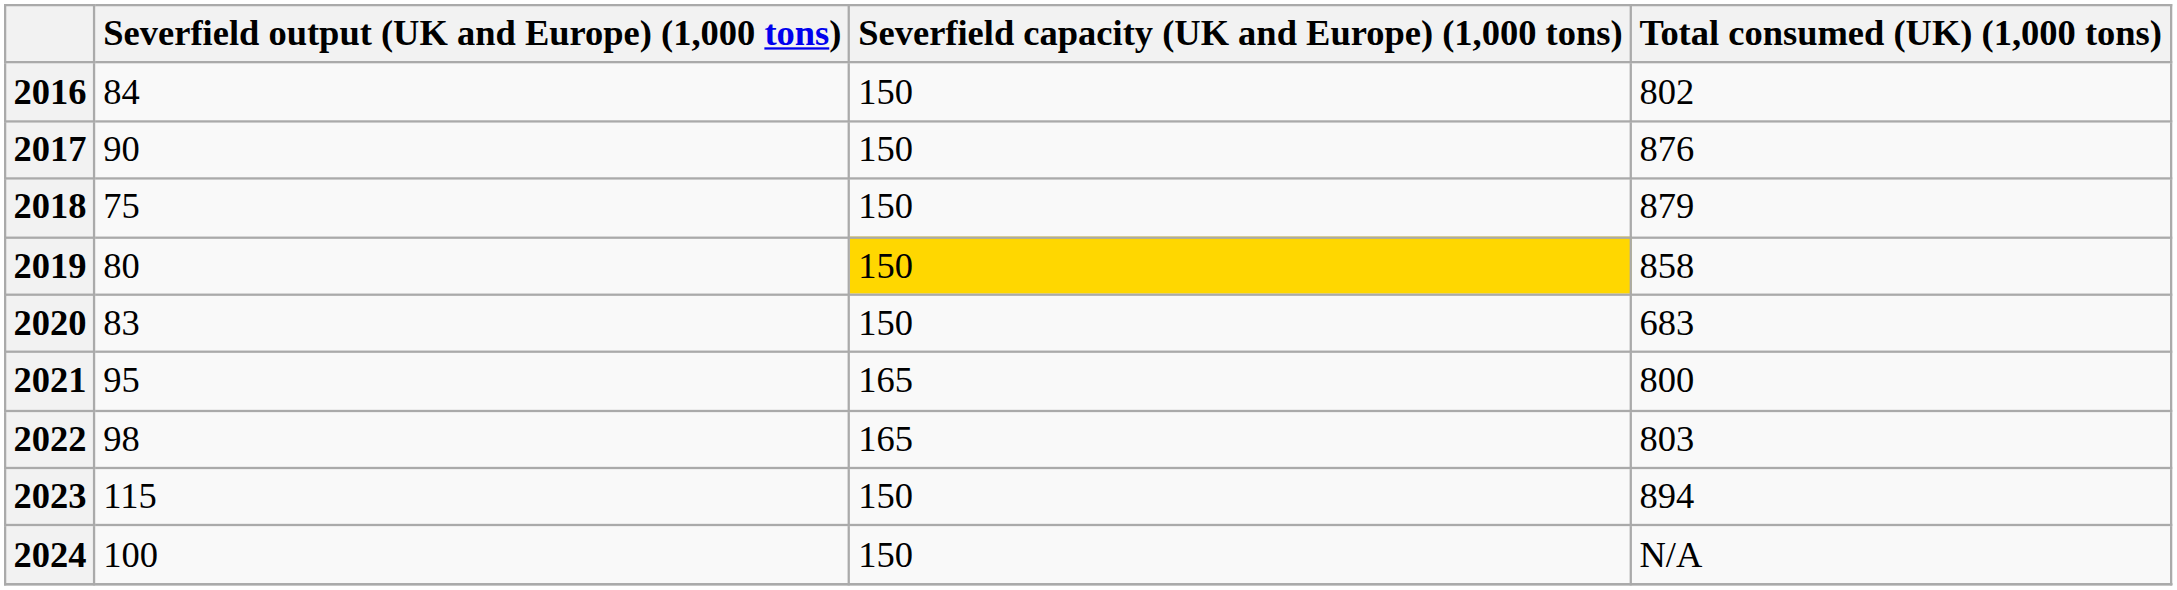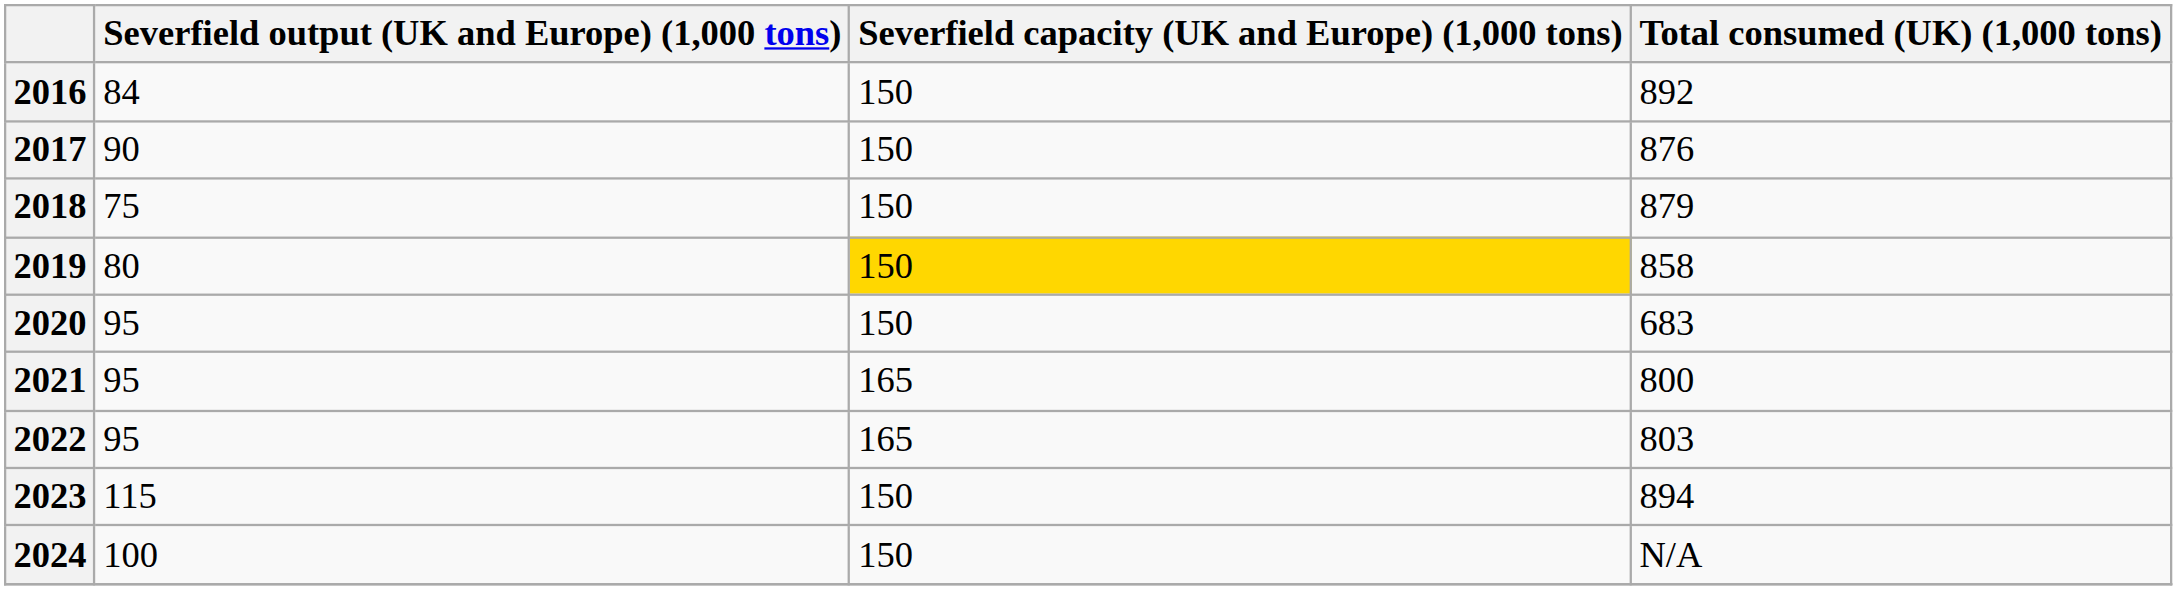(1667, 91) 802 -> (1667, 91) 892
(122, 322) 83 -> (122, 322) 95
(122, 438) 98 -> (122, 438) 95
